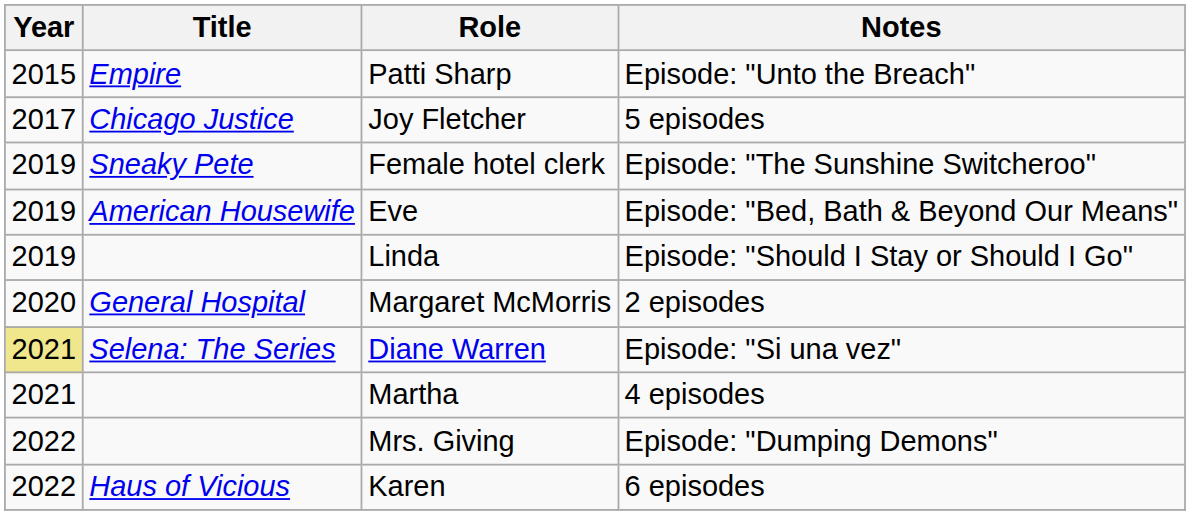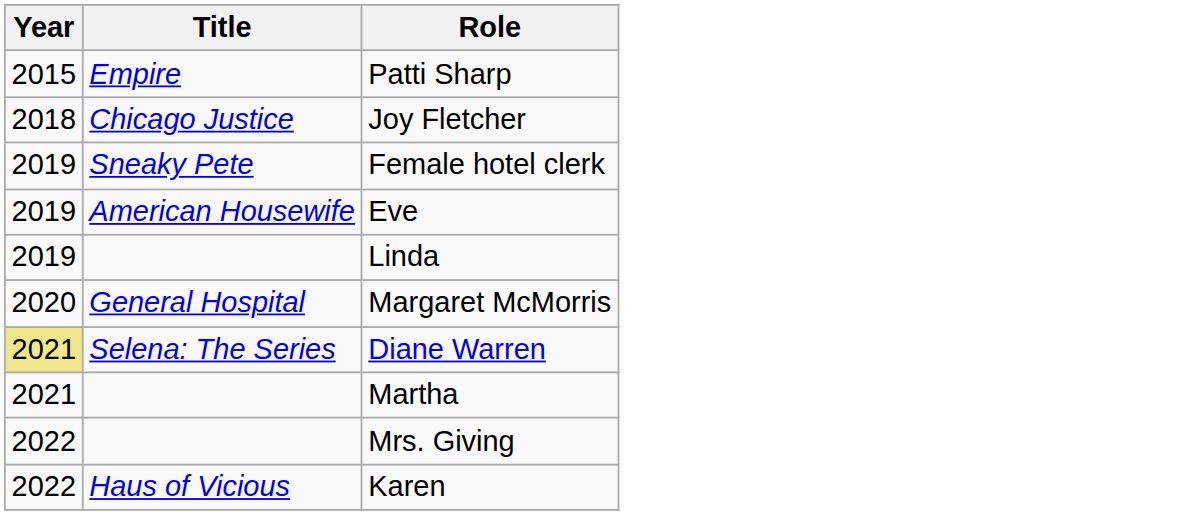- column: (901, 27)
(44, 119) 2017 -> (44, 119) 2018
